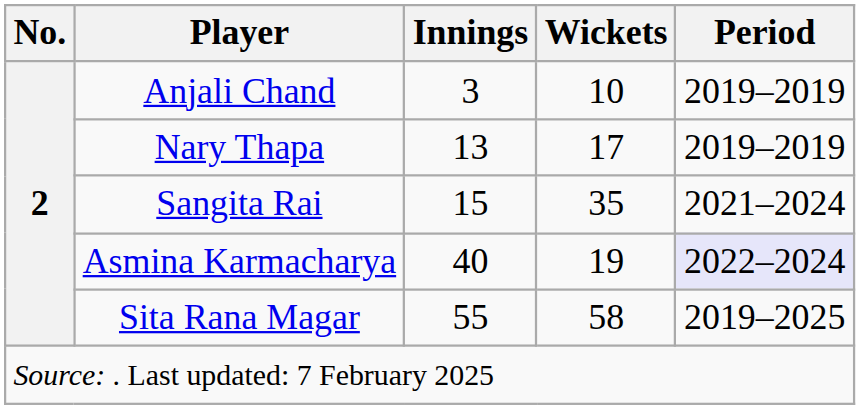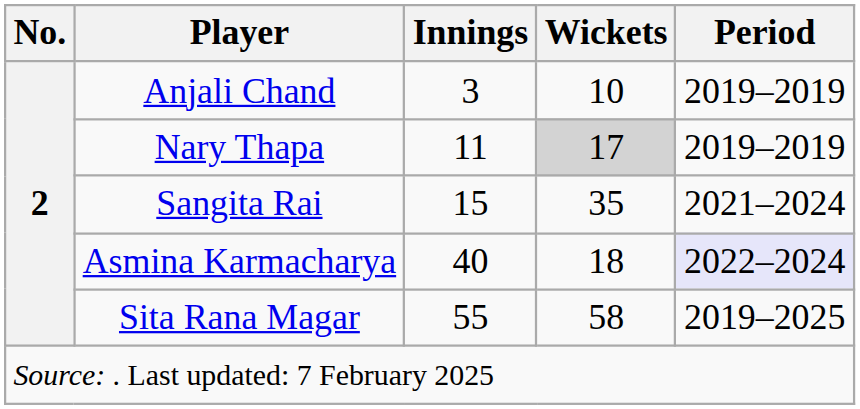(470, 146) 13 -> (470, 146) 11
(606, 146) no background -> (606, 146) lightgrey background
(606, 260) 19 -> (606, 260) 18
